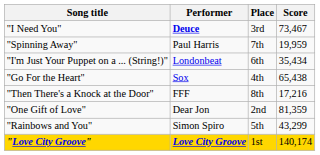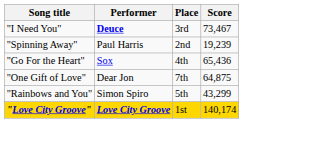(257, 45) 7th -> (183, 45) 2nd
(293, 45) 19,959 -> (217, 45) 19,239
- row: (87, 61)
(293, 77) 65,438 -> (217, 61) 65,436
- row: (80, 93)
(258, 110) 2nd -> (181, 77) 7th
(293, 110) 81,359 -> (217, 77) 64,875
